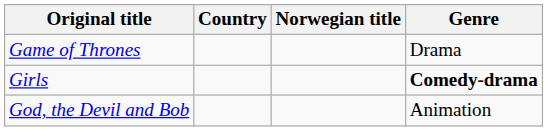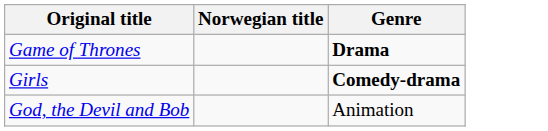- column: (232, 19)
(436, 49) normal -> (361, 49) bold
